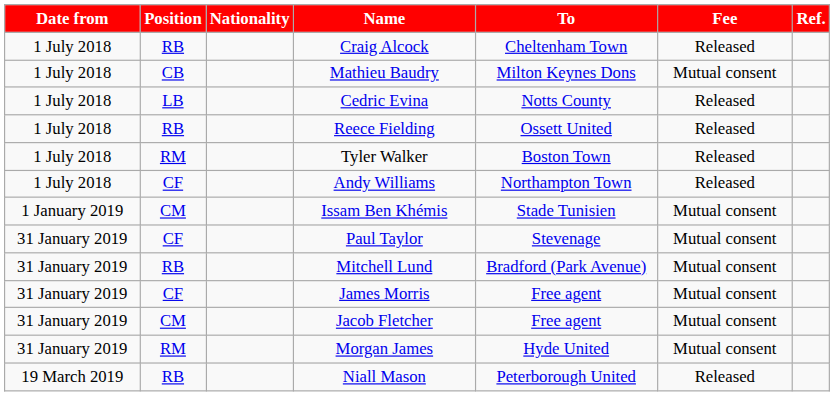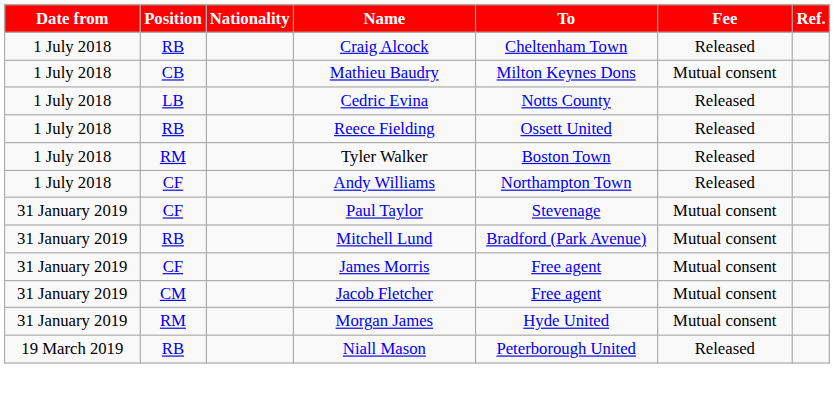- row: (384, 211)
